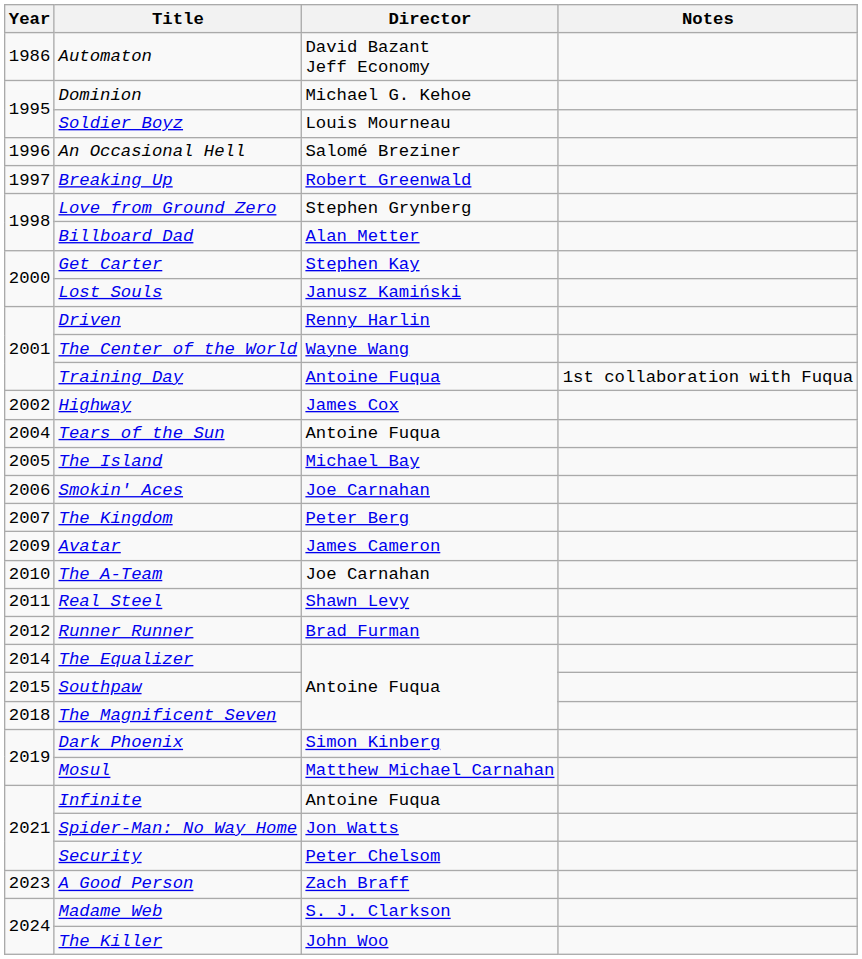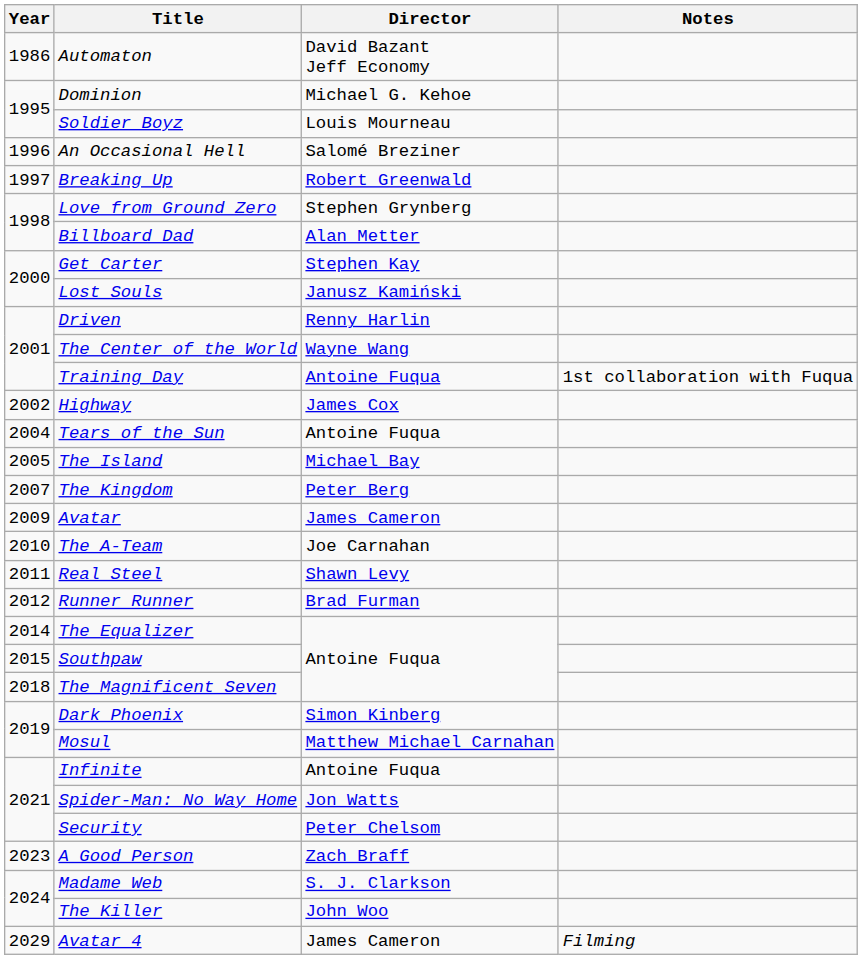- row: (121, 490)
+ row: (100, 940)
